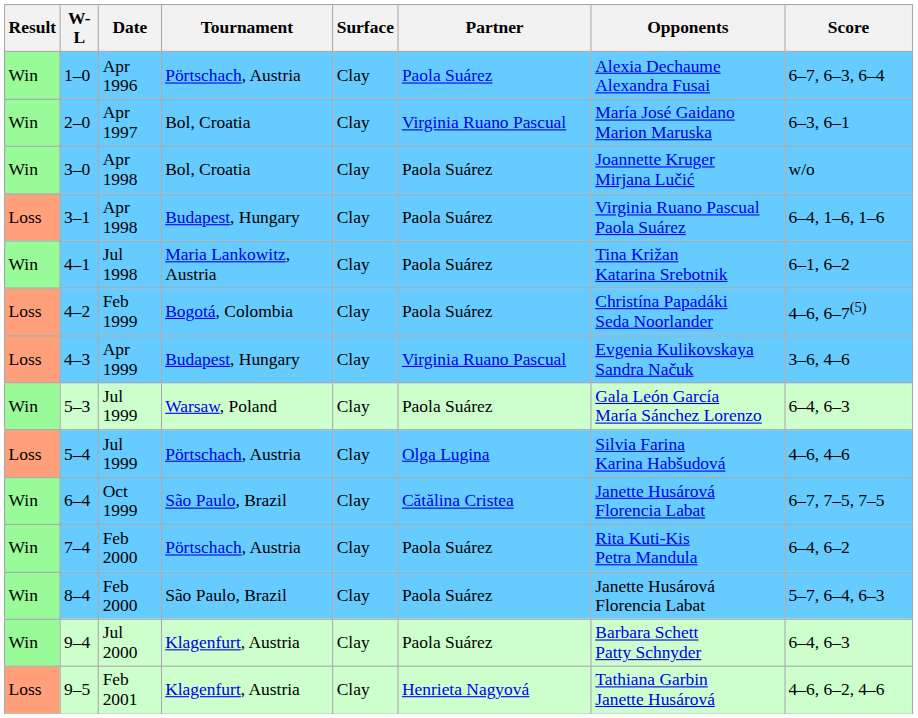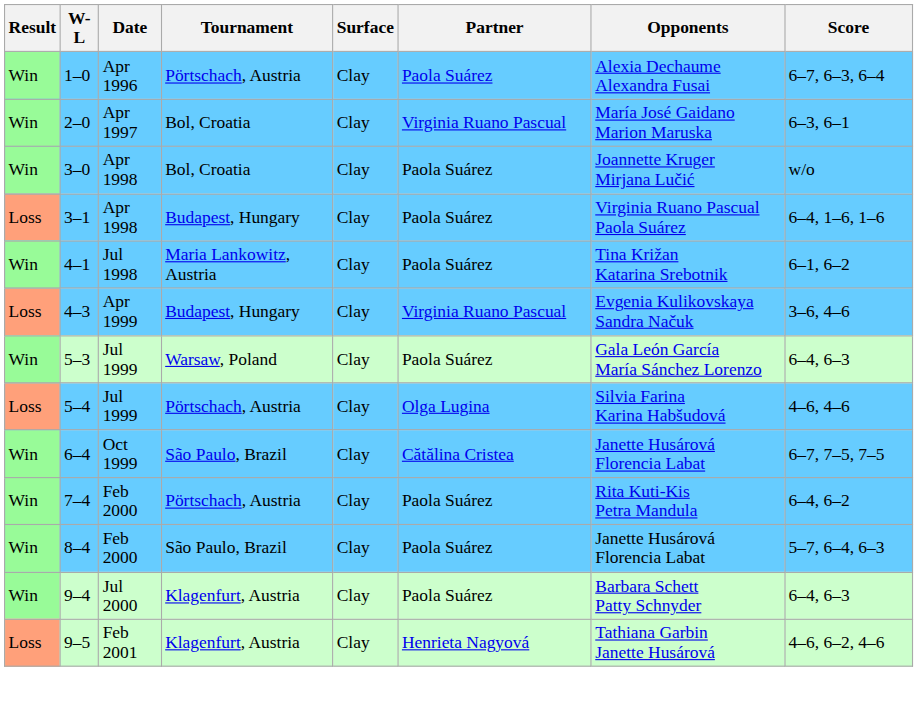- row: (77, 311)
